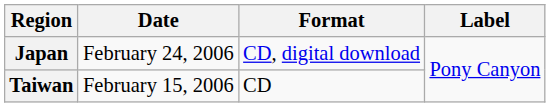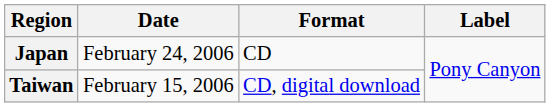(332, 53) CD, digital download -> (257, 53) CD
(257, 85) CD -> (332, 85) CD, digital download
